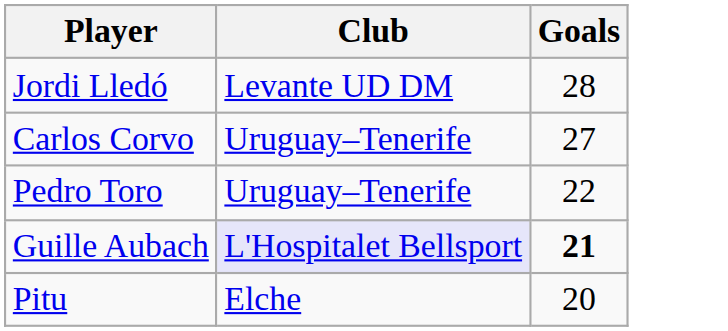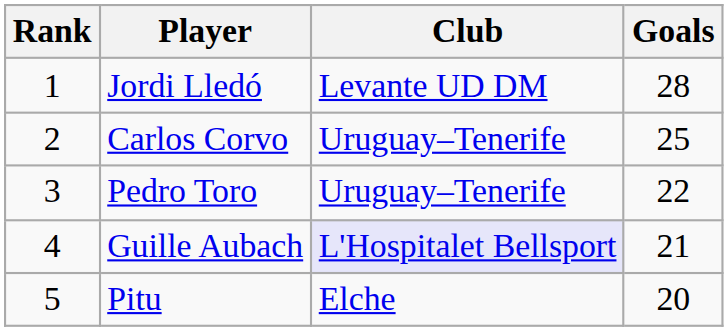+ column: (52, 31)
(579, 138) 27 -> (673, 138) 25
(579, 245) bold -> (673, 245) normal
